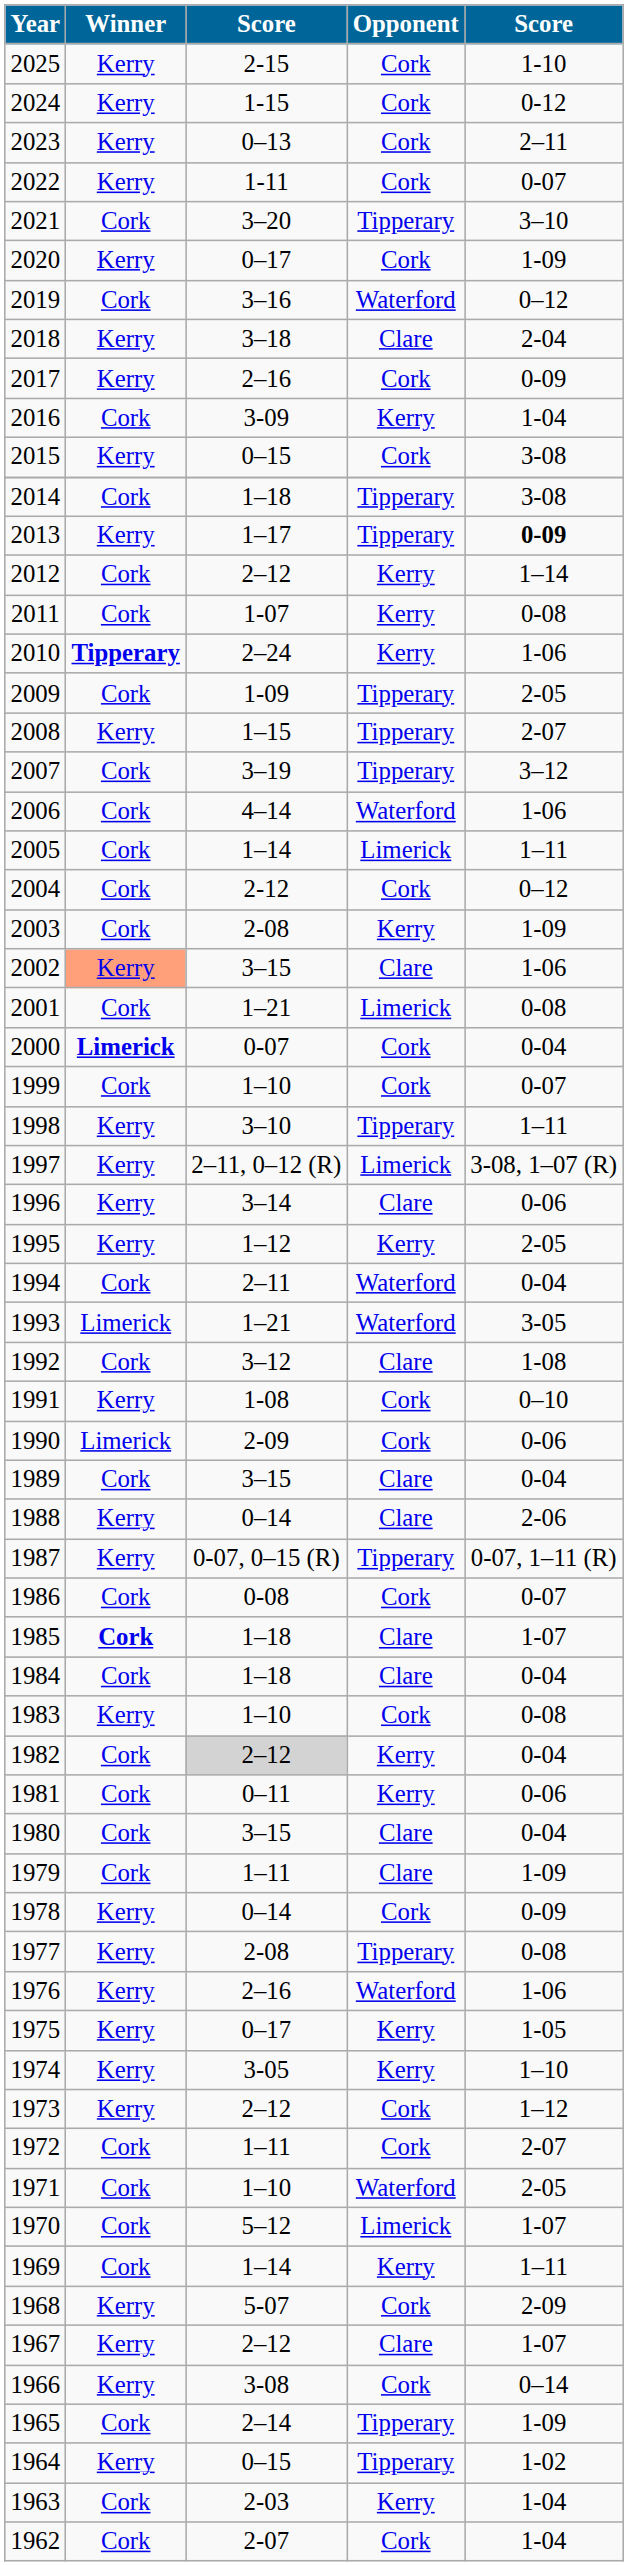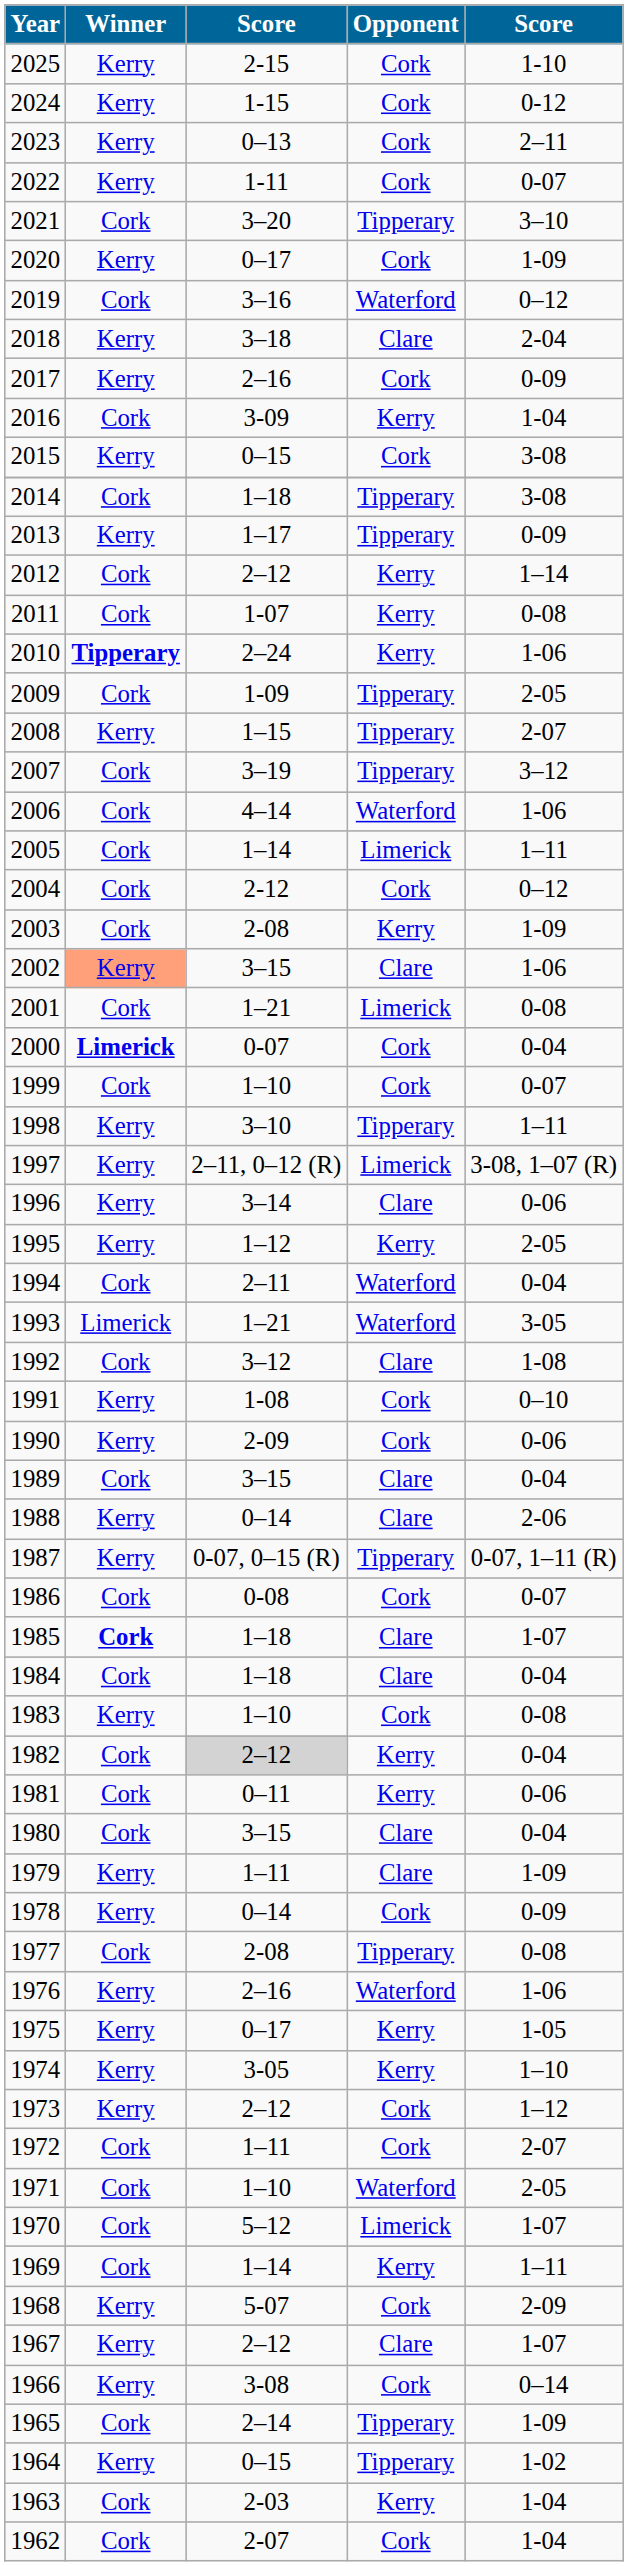(544, 535) bold -> (544, 535) normal
(126, 1440) Limerick -> (126, 1440) Kerry
(126, 1872) Cork -> (126, 1872) Kerry
(126, 1951) Kerry -> (126, 1951) Cork
